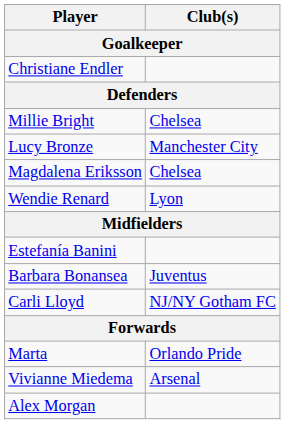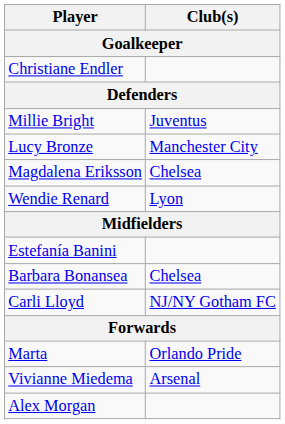(175, 120) Chelsea -> (178, 120) Juventus
(178, 276) Juventus -> (175, 276) Chelsea
